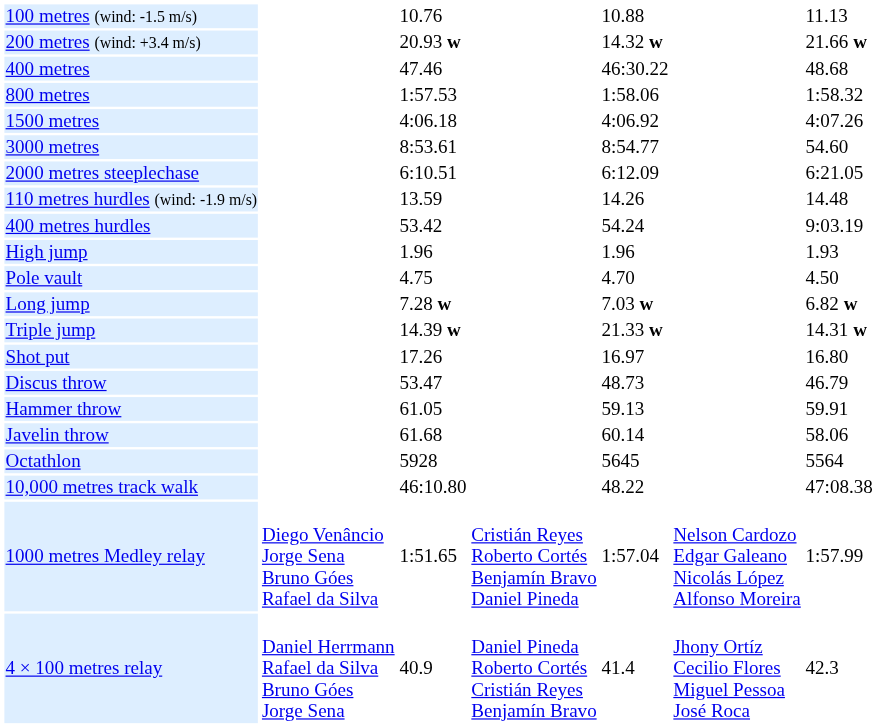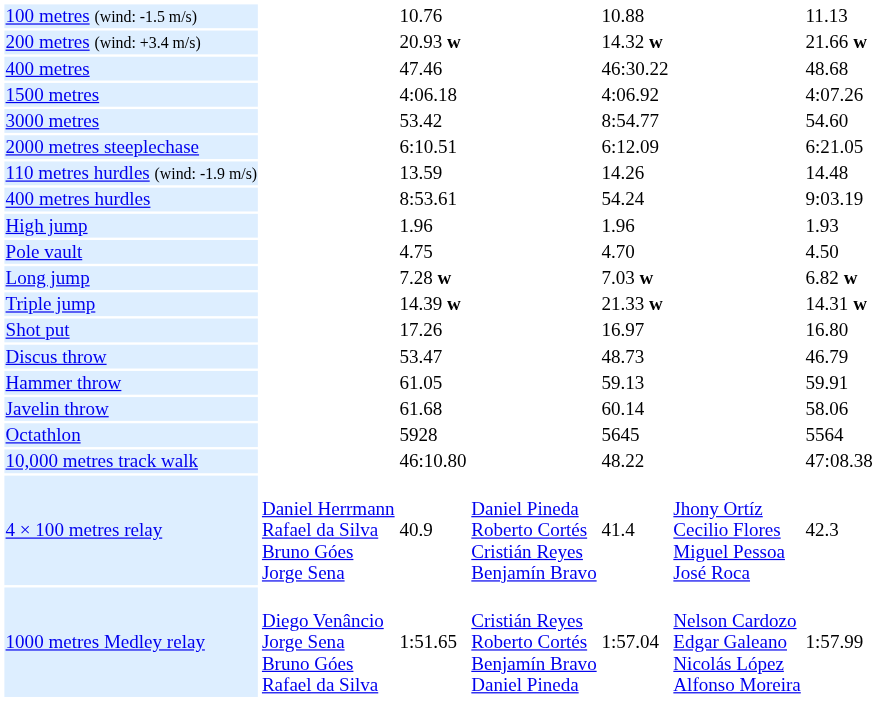- row: (48, 94)
(428, 147) 8:53.61 -> (421, 120) 53.42
(421, 225) 53.42 -> (428, 199) 8:53.61
rows swapped: (84, 668) <-> (105, 556)
